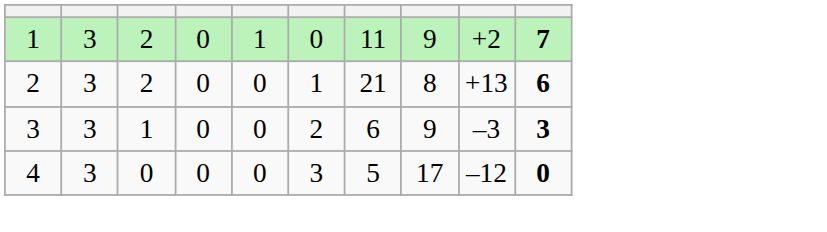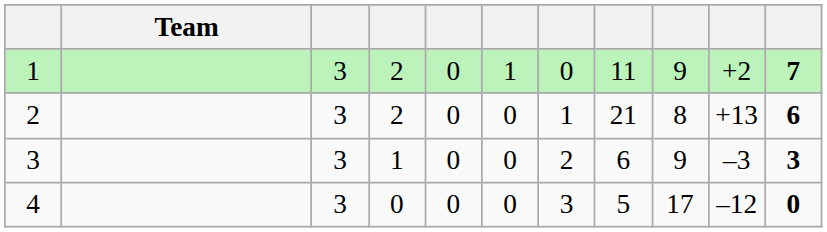+ column: (187, 26)
